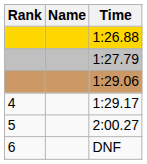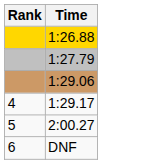- column: (67, 15)
